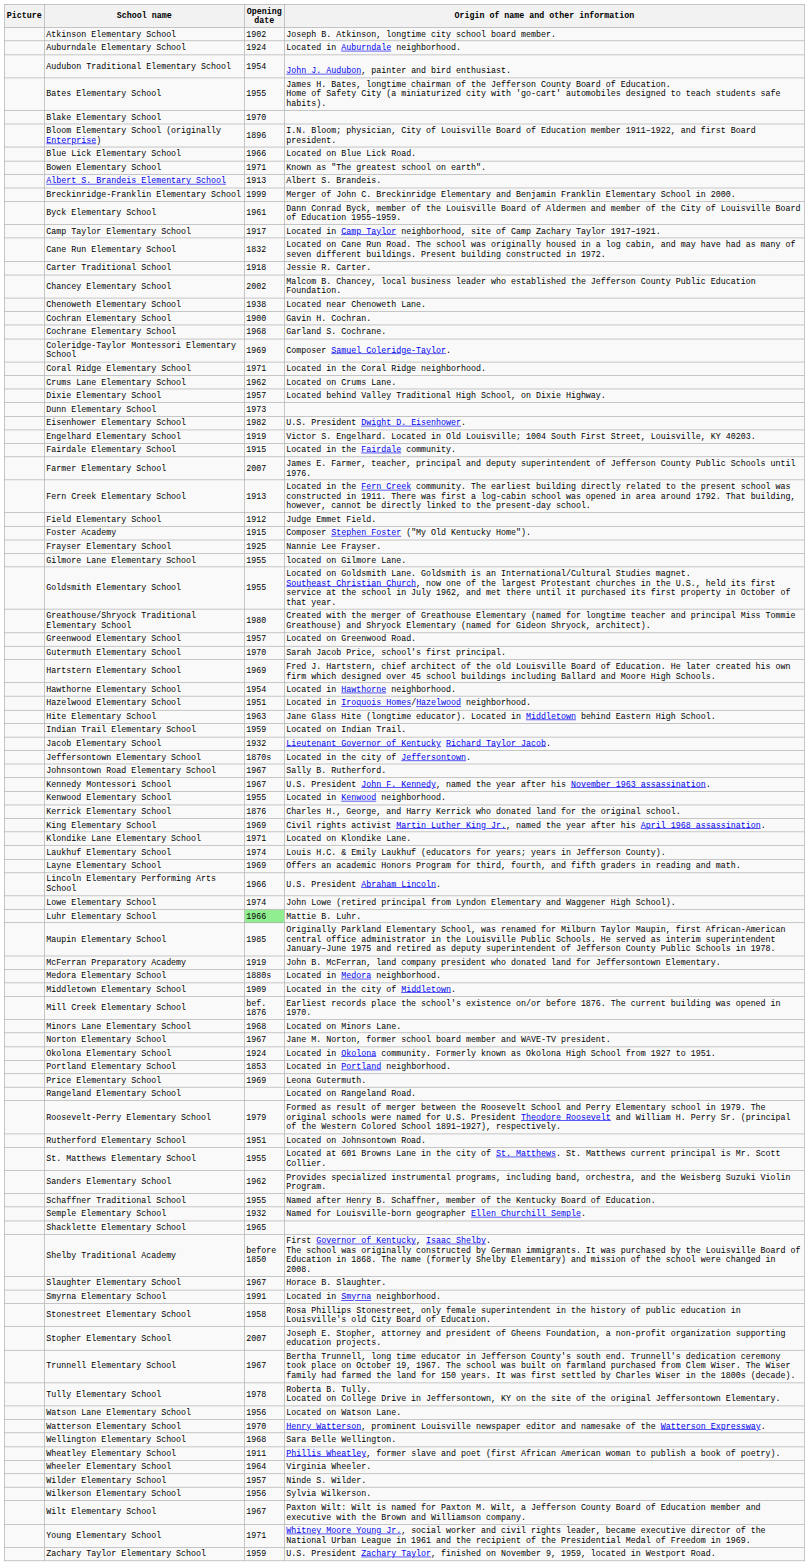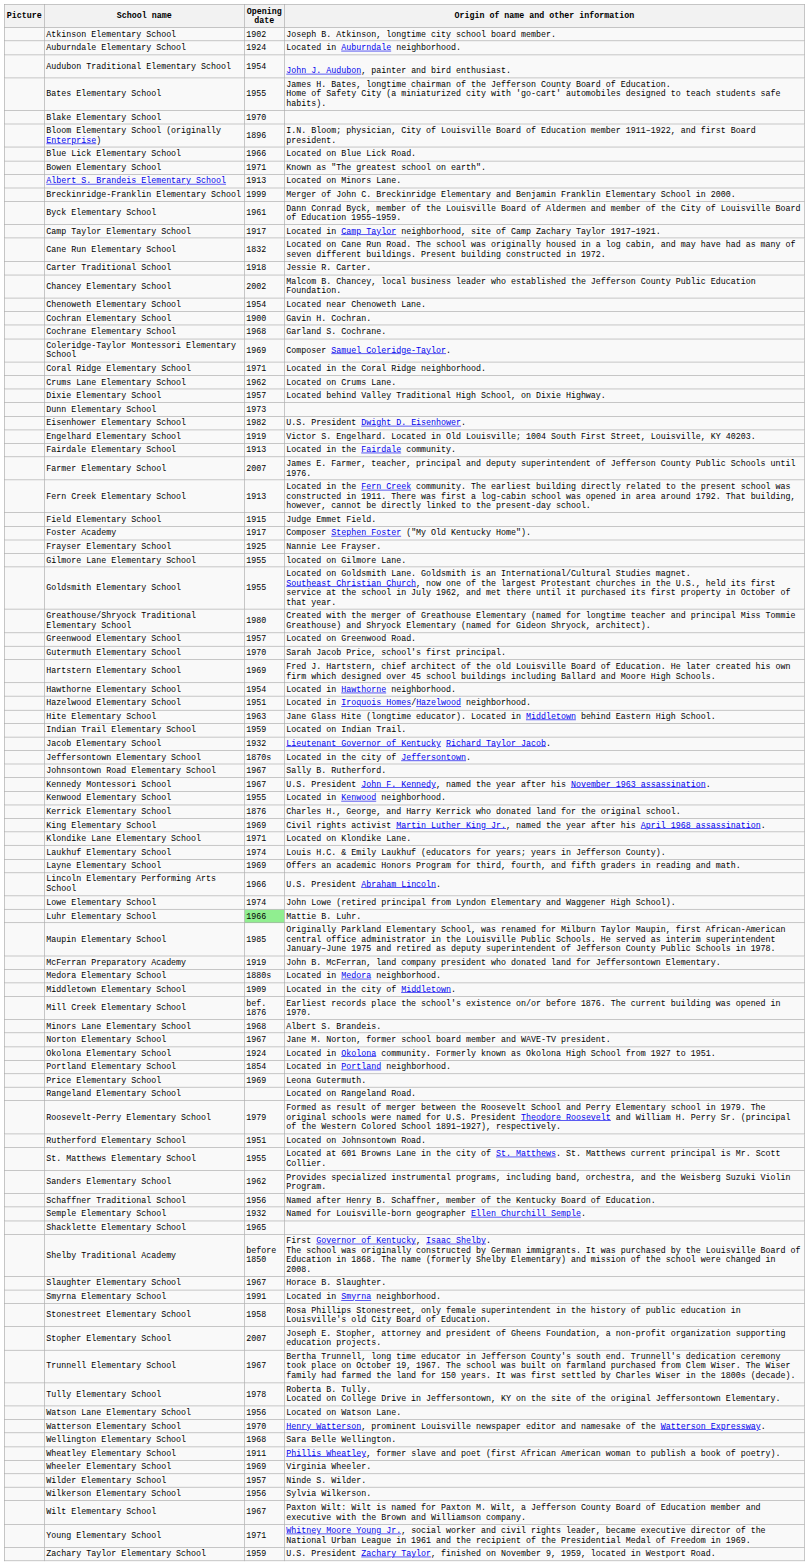(334, 181) Albert S. Brandeis. -> (344, 181) Located on Minors Lane.
(256, 305) 1938 -> (256, 305) 1954
(256, 450) 1915 -> (256, 450) 1913
(256, 520) 1912 -> (256, 520) 1915
(256, 533) 1915 -> (256, 533) 1917
(344, 1026) Located on Minors Lane. -> (334, 1026) Albert S. Brandeis.
(256, 1067) 1853 -> (256, 1067) 1854
(256, 1200) 1955 -> (256, 1200) 1956
(256, 1467) 1964 -> (256, 1467) 1969
